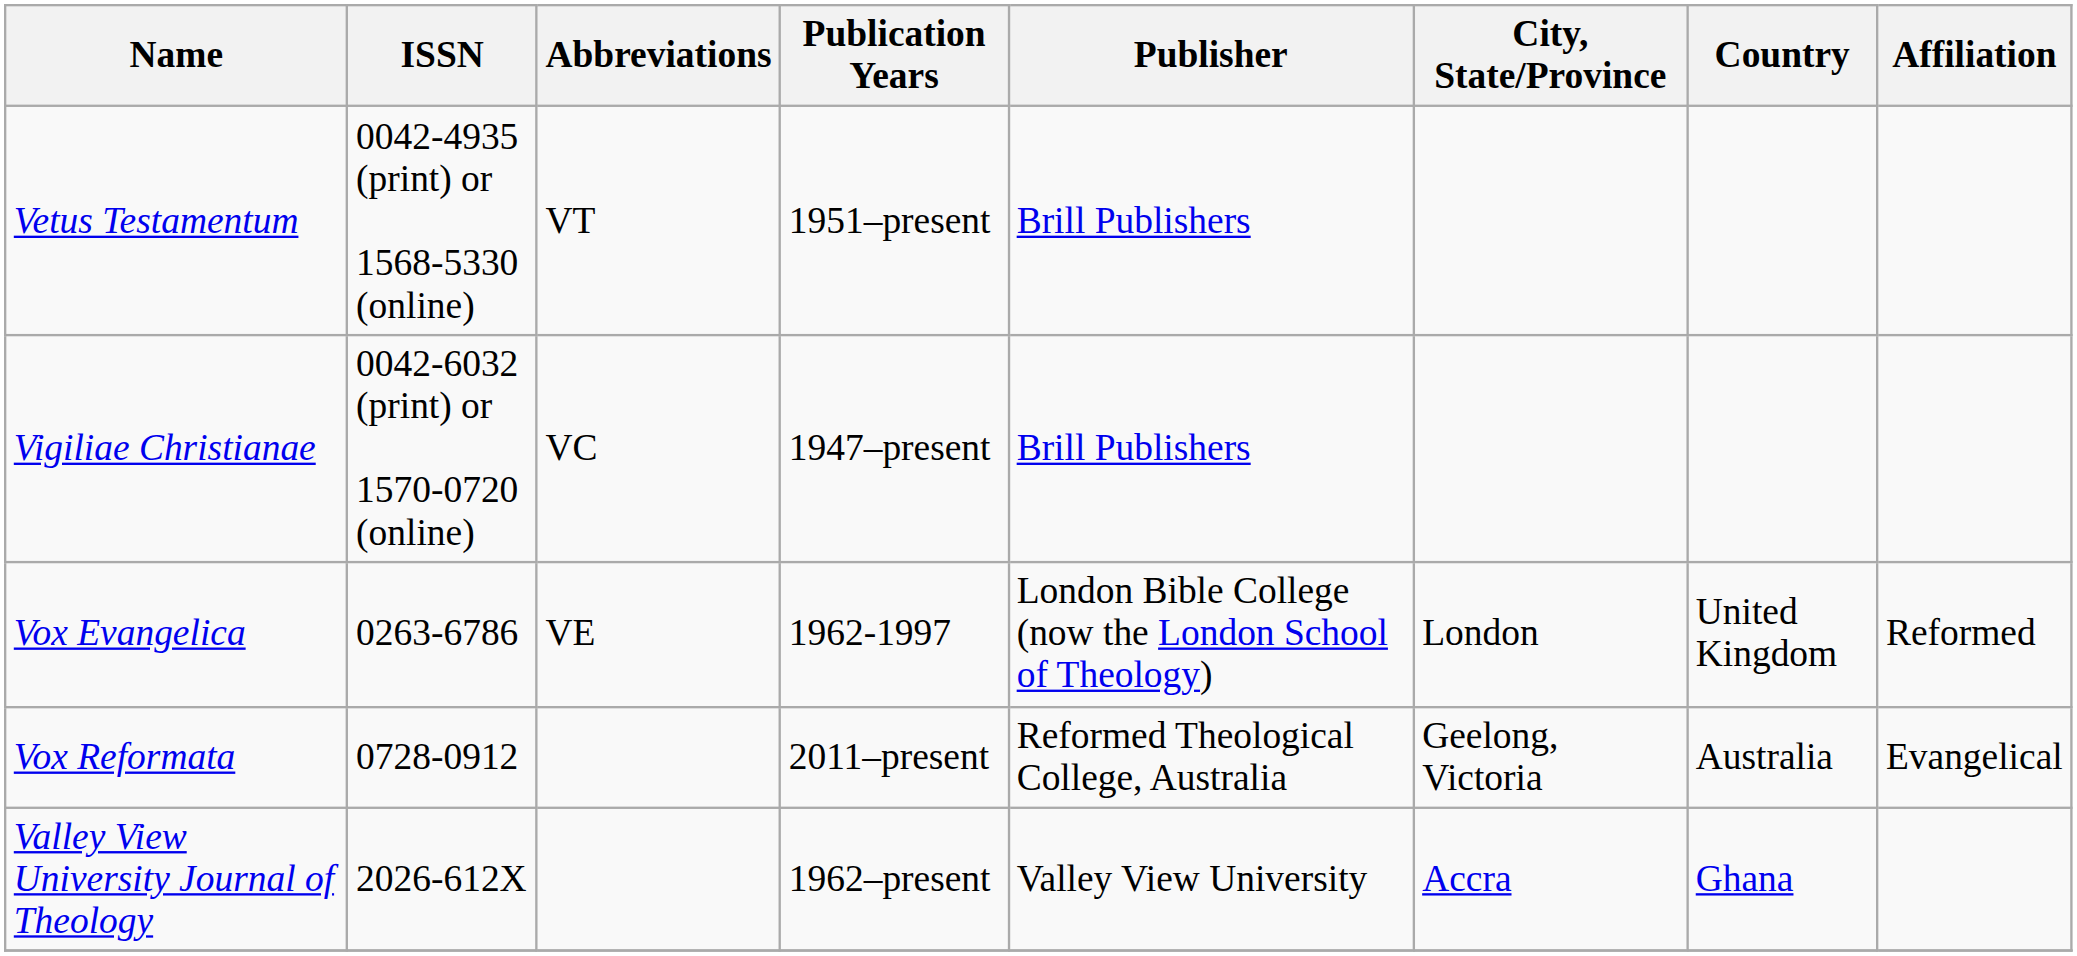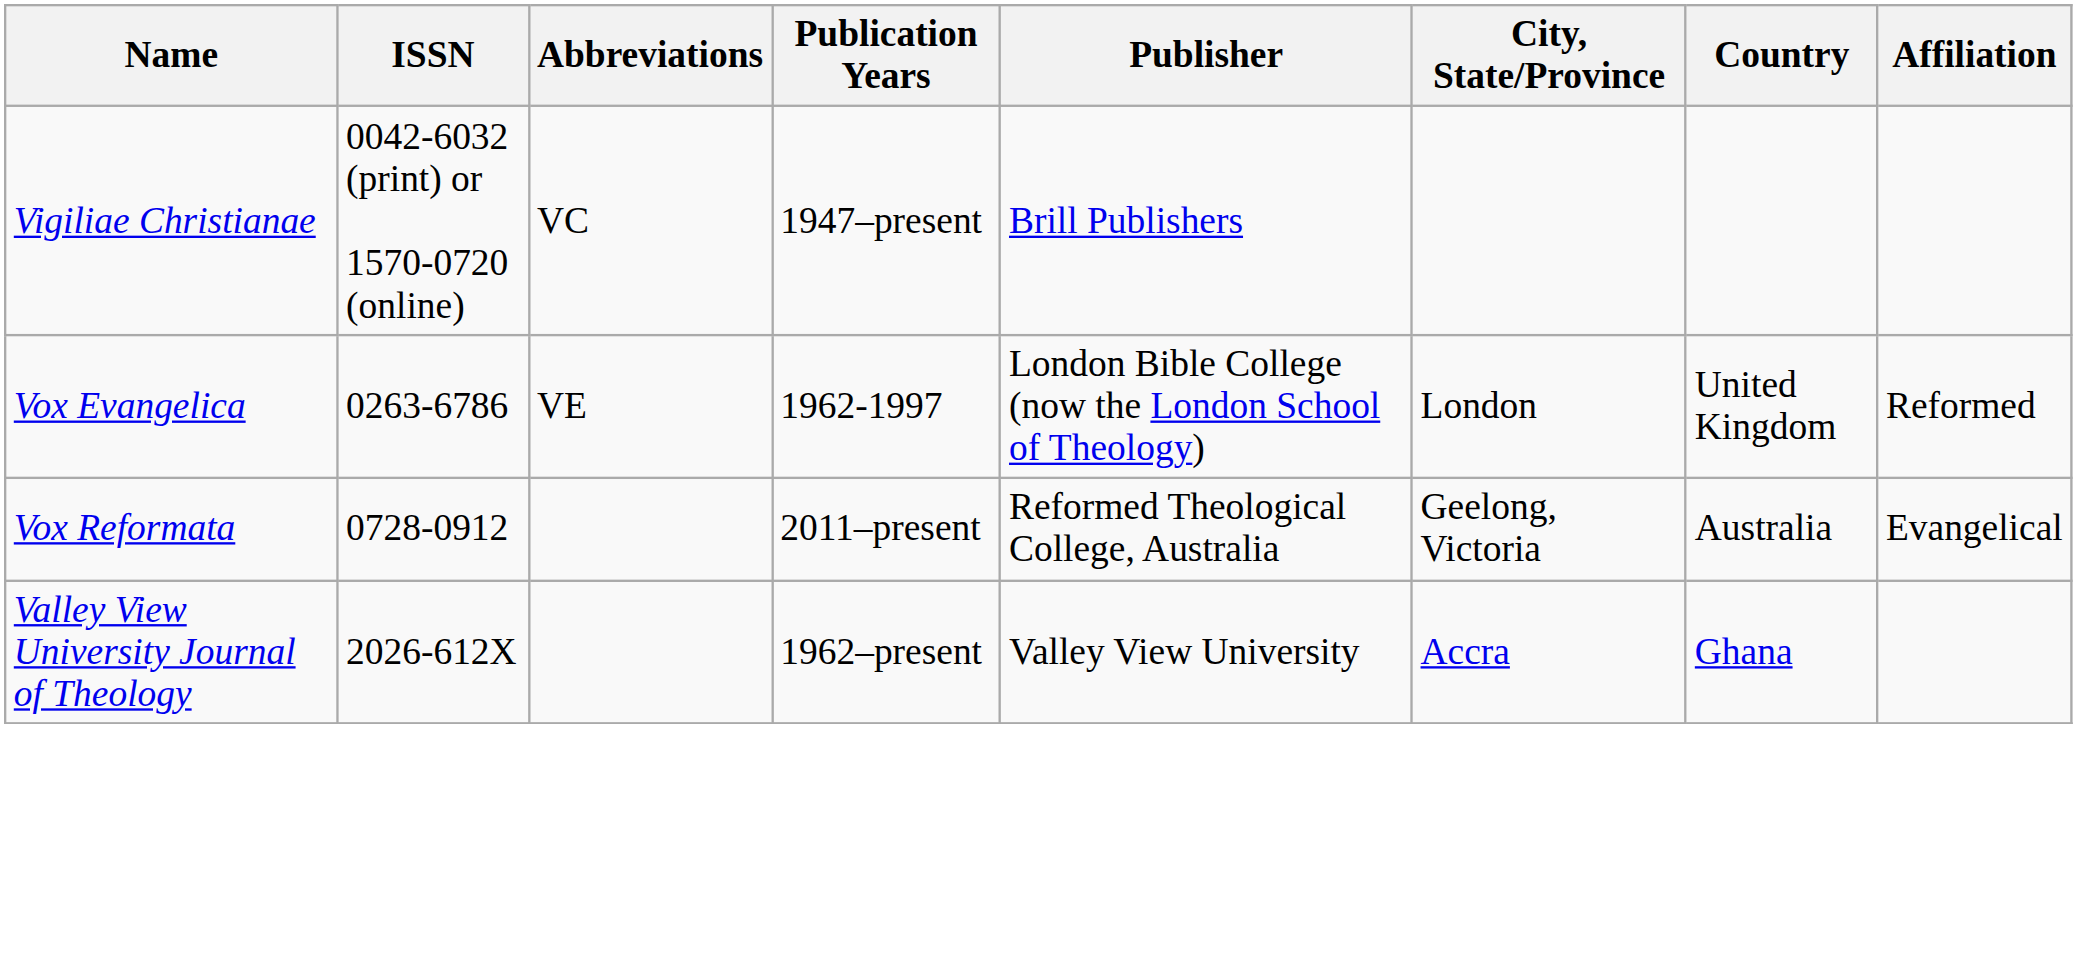- row: (156, 219)
